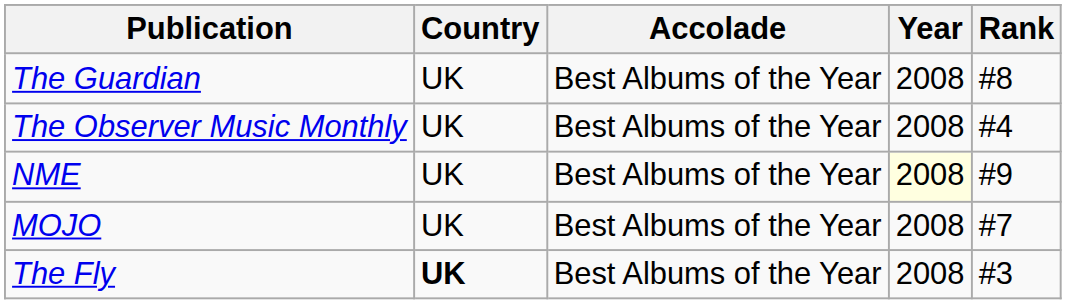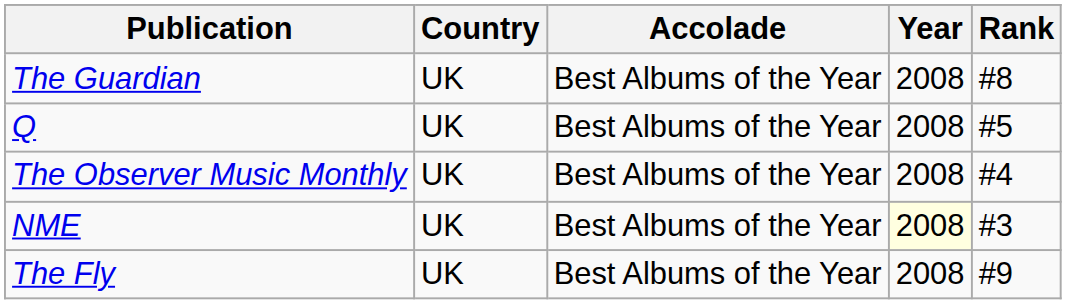+ row: (24, 126)
(996, 175) #9 -> (996, 224) #3
- row: (57, 224)
(443, 273) bold -> (442, 273) normal
(996, 273) #3 -> (996, 273) #9
